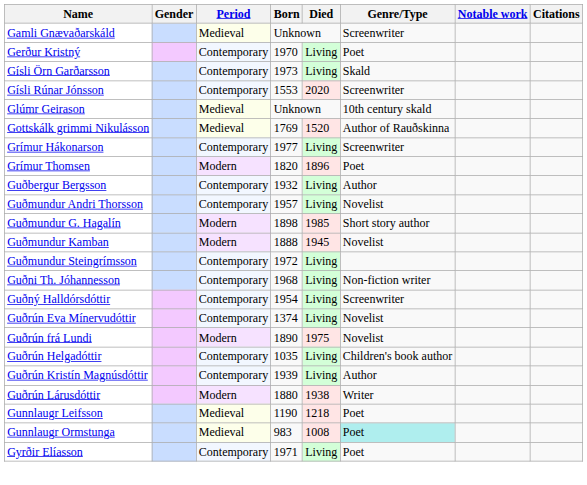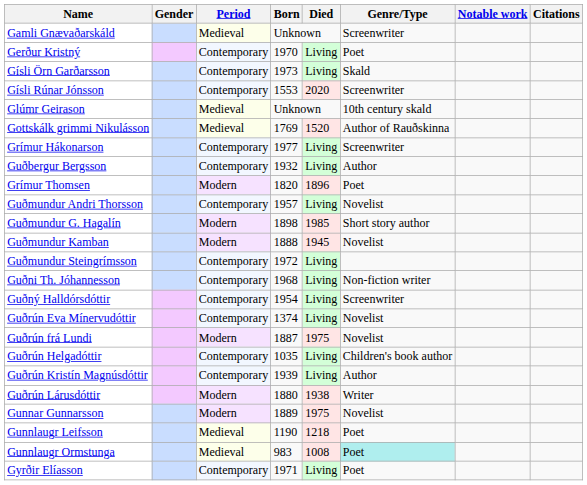rows swapped: (49, 166) <-> (57, 185)
(286, 337) 1890 -> (286, 337) 1887
+ row: (55, 413)
